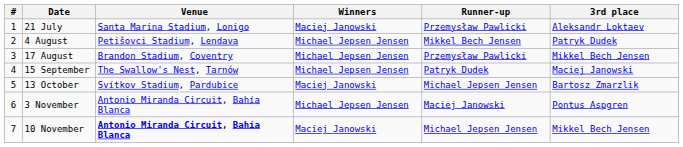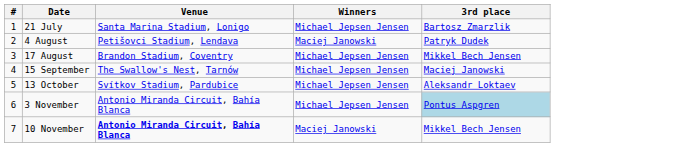- column: (486, 12)
(336, 26) Maciej Janowski -> (352, 26) Michael Jepsen Jensen
(598, 26) Aleksandr Loktaev -> (467, 26) Bartosz Zmarzlik
(352, 41) Michael Jepsen Jensen -> (336, 41) Maciej Janowski
(336, 85) Maciej Janowski -> (352, 85) Michael Jepsen Jensen
(595, 85) Bartosz Zmarzlik -> (470, 85) Aleksandr Loktaev
(590, 105) no background -> (462, 105) lightblue background
